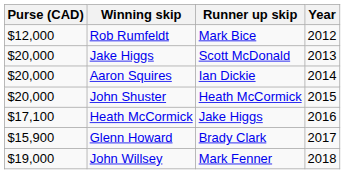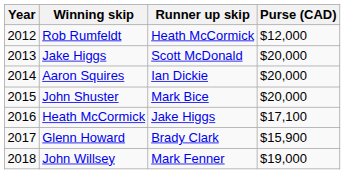columns swapped: (322, 14) <-> (46, 14)
(227, 35) Mark Bice -> (203, 35) Heath McCormick
(250, 96) Heath McCormick -> (180, 96) Mark Bice
